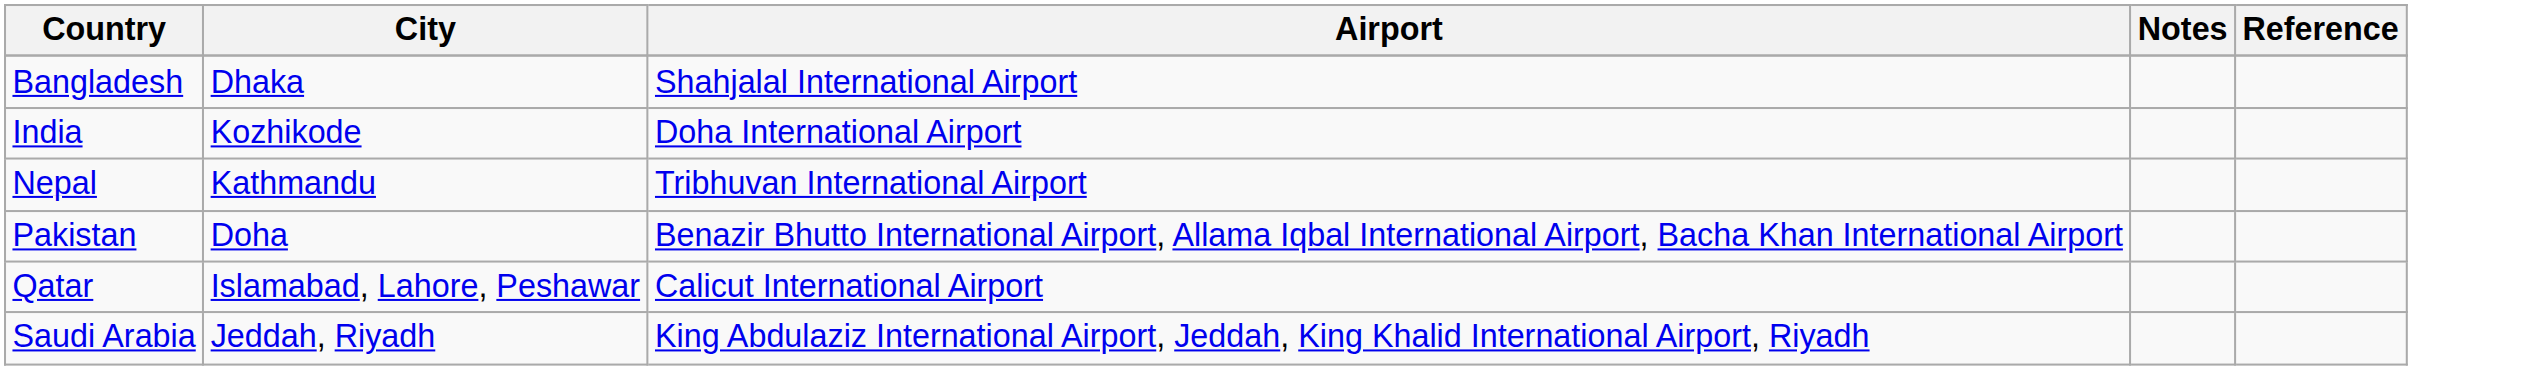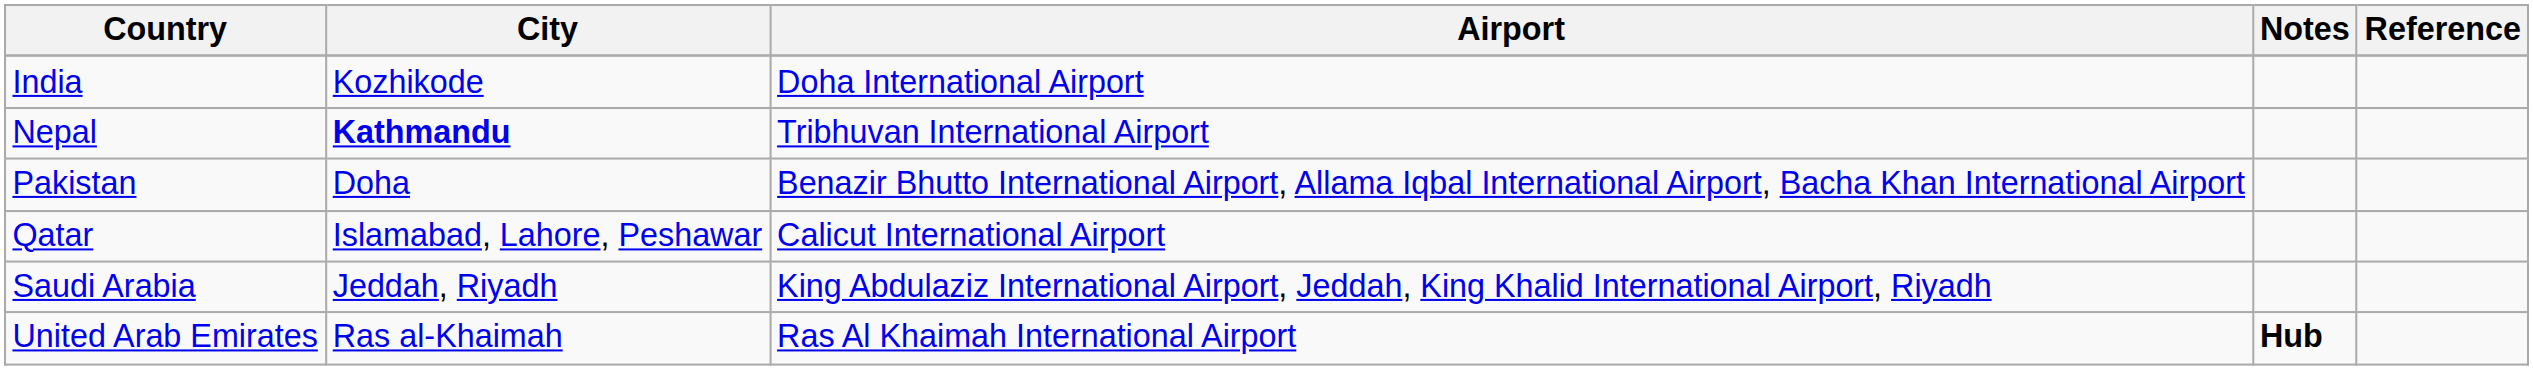- row: (98, 81)
(293, 183) normal -> (422, 132) bold
+ row: (165, 337)
